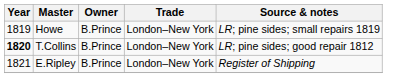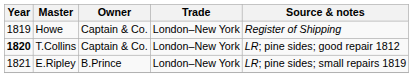(101, 30) B.Prince -> (114, 30) Captain & Co.
(299, 30) LR; pine sides; small repairs 1819 -> (293, 30) Register of Shipping
(101, 47) B.Prince -> (114, 47) Captain & Co.
(267, 64) Register of Shipping -> (325, 64) LR; pine sides; small repairs 1819
